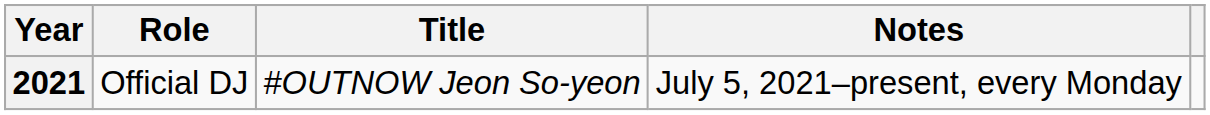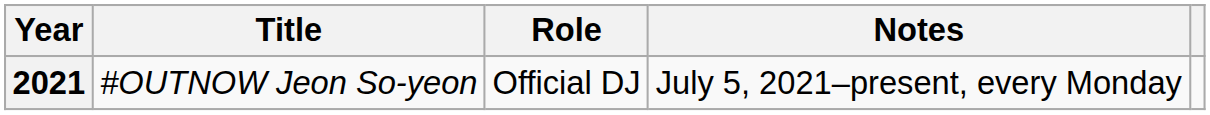columns swapped: (452, 30) <-> (174, 30)
